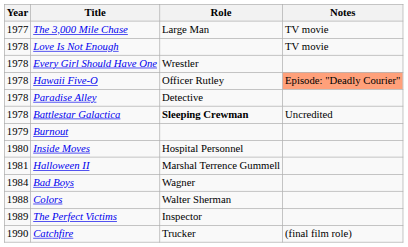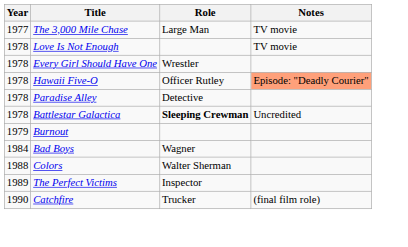- row: (62, 149)
- row: (61, 166)
